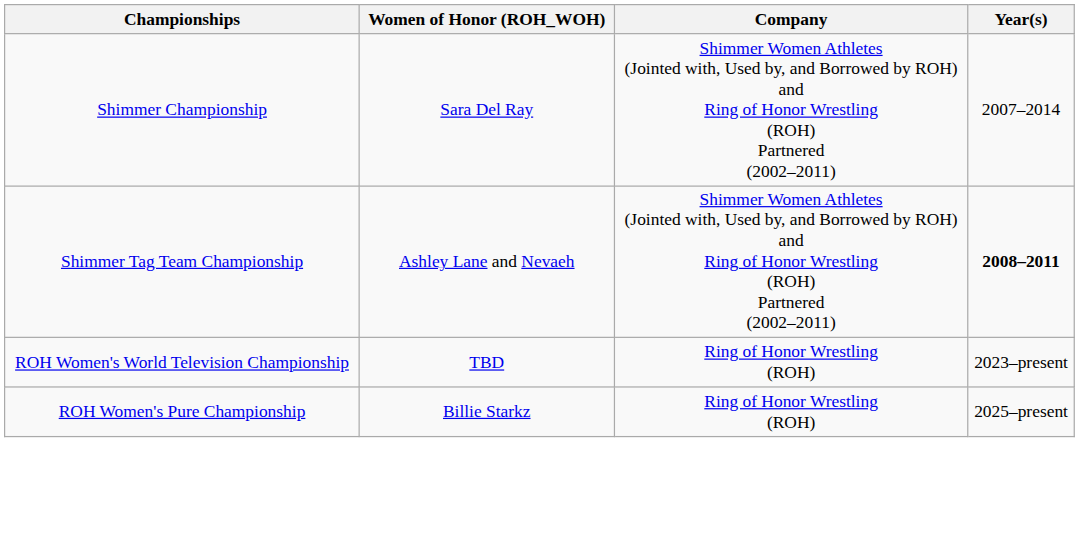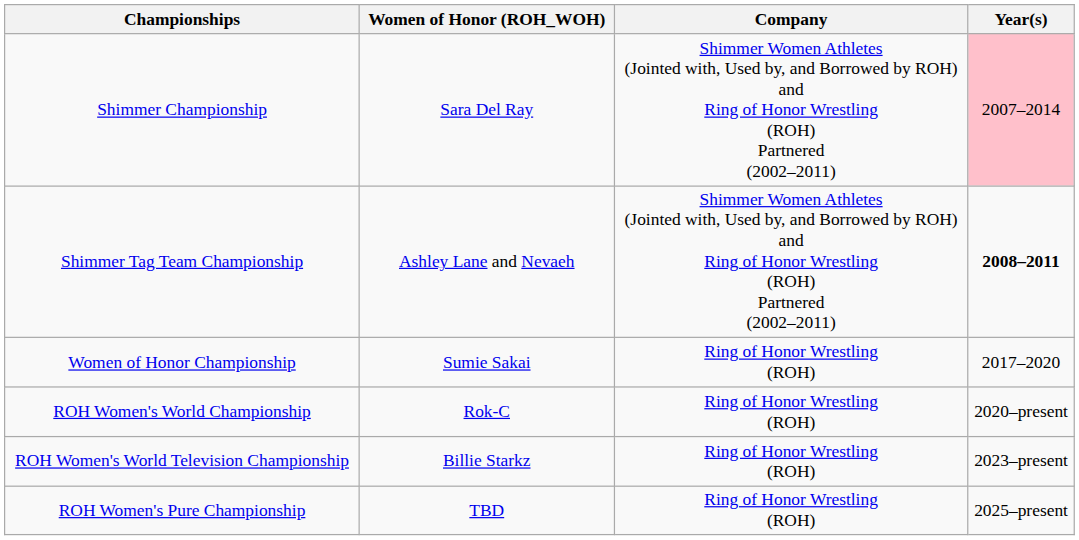(1021, 109) no background -> (1021, 109) pink background
+ row: (182, 362)
+ row: (182, 411)
(487, 362) TBD -> (487, 461) Billie Starkz
(487, 411) Billie Starkz -> (487, 510) TBD
